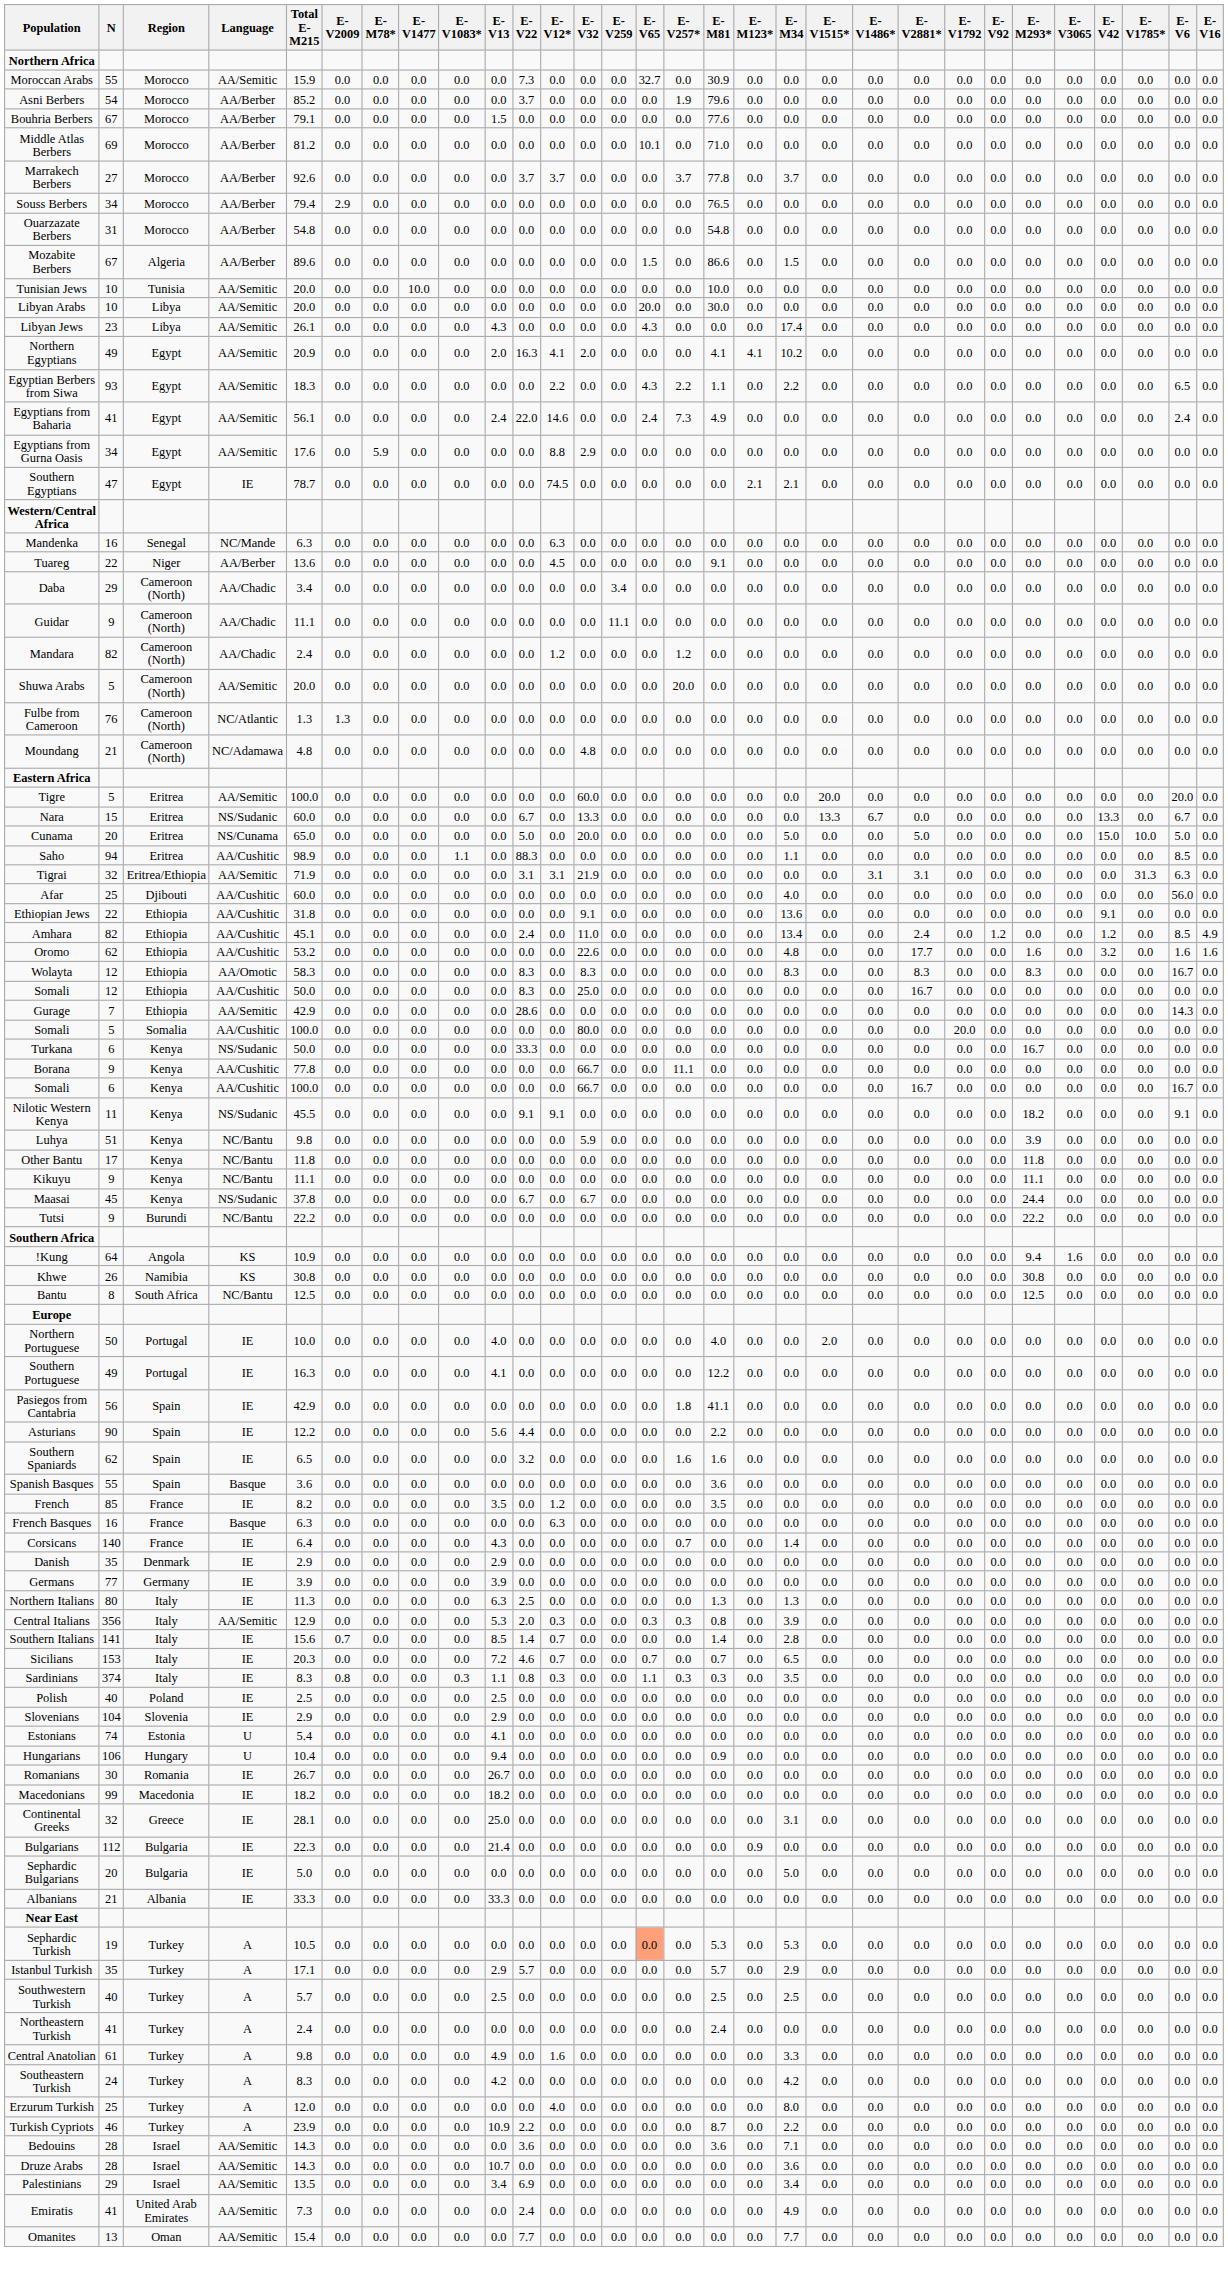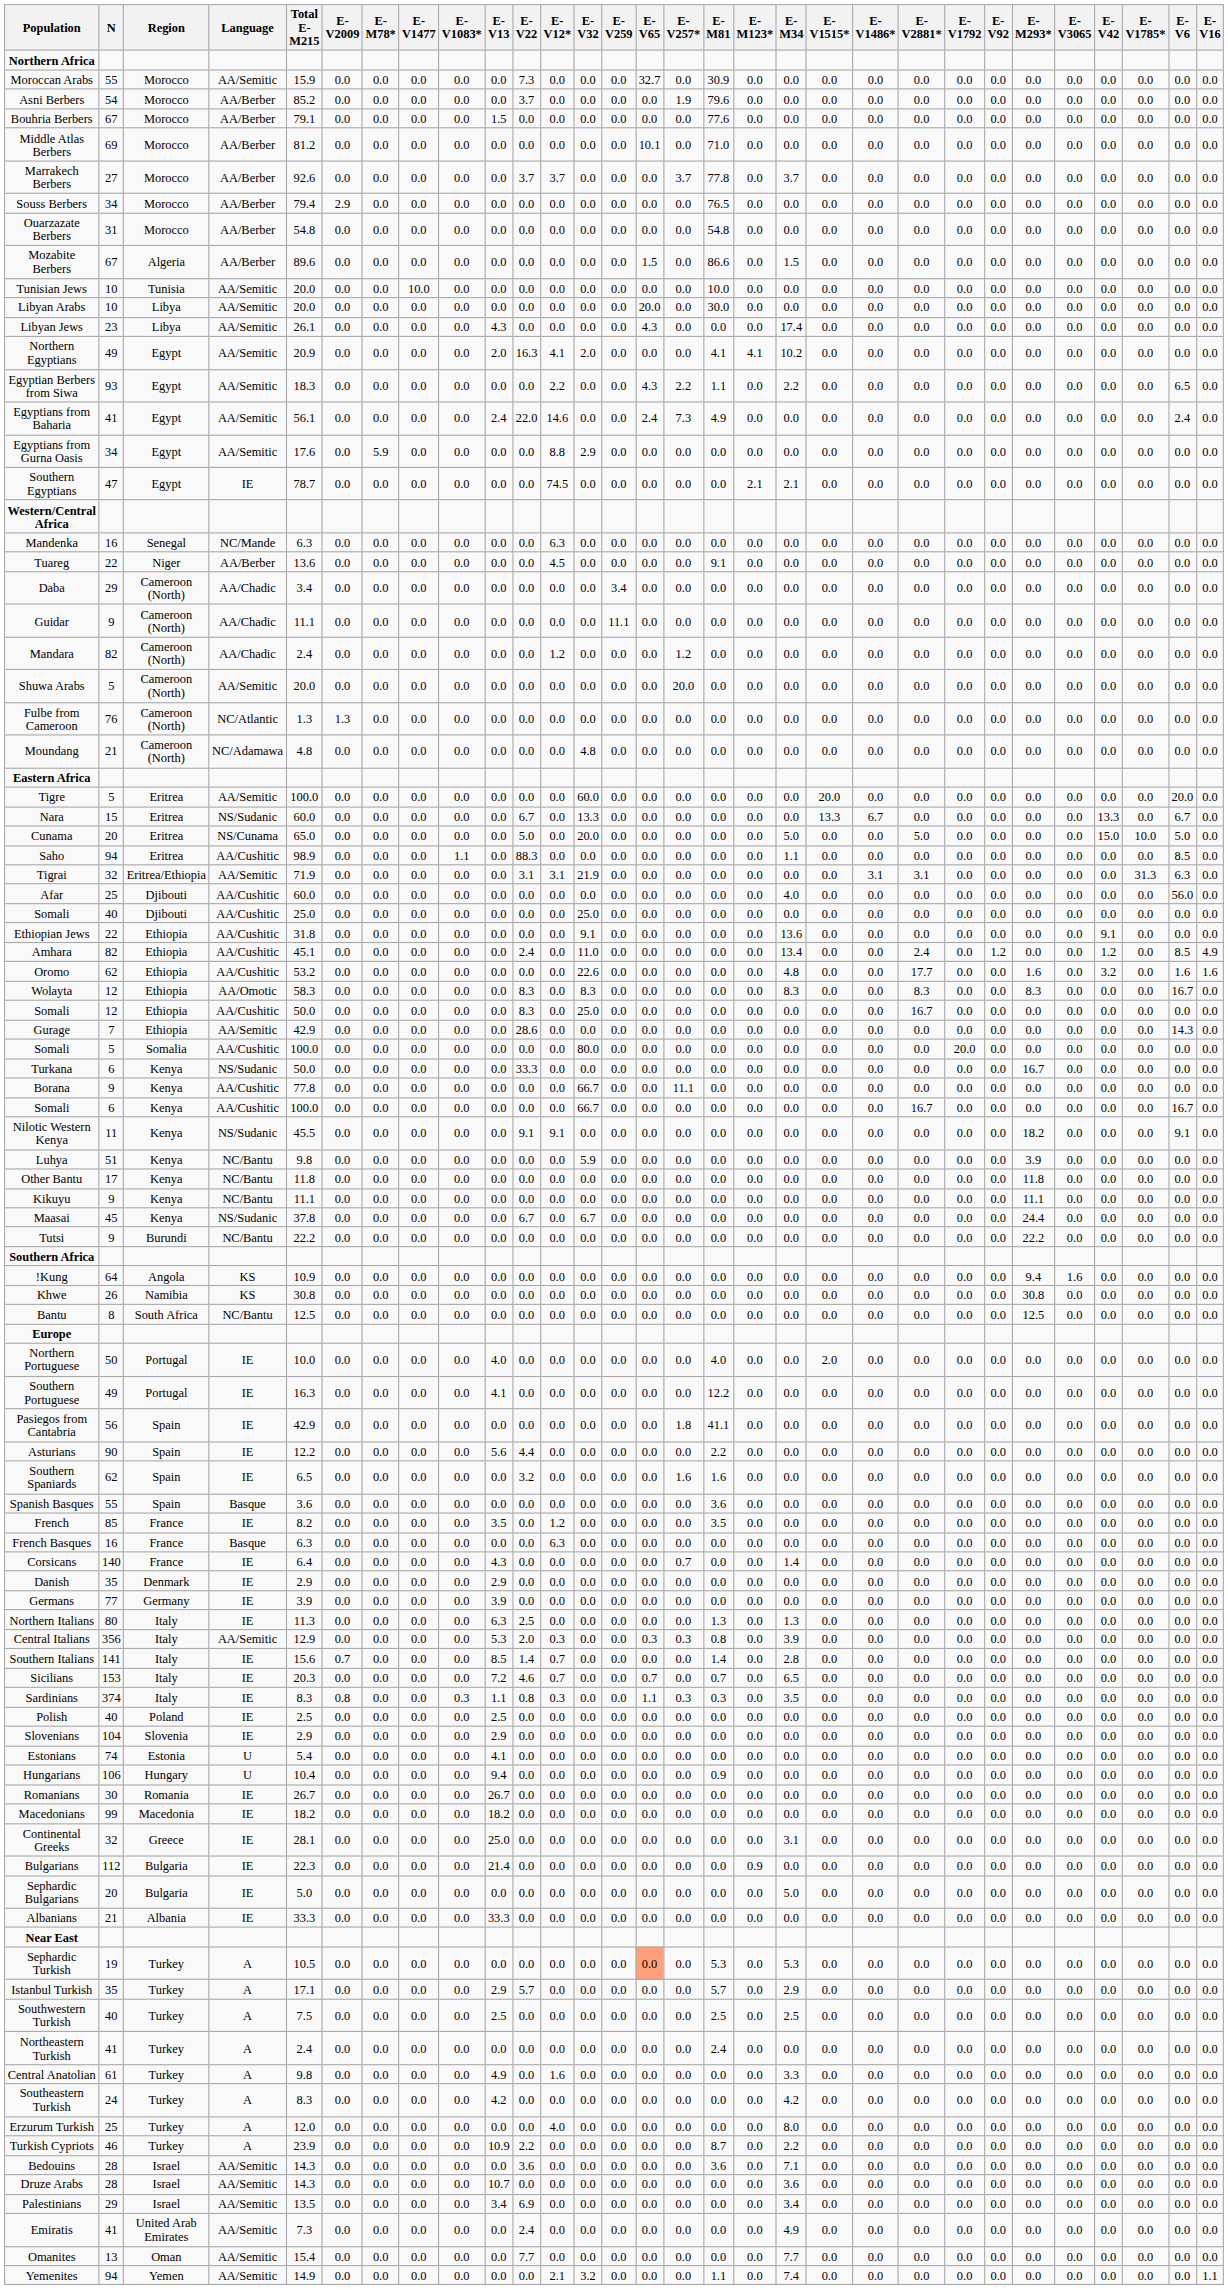+ row: (52, 913)
(304, 1996) 5.7 -> (304, 2016) 7.5
+ row: (52, 2276)
